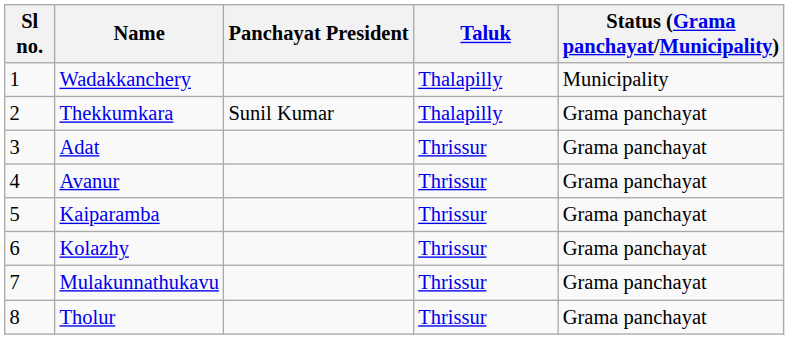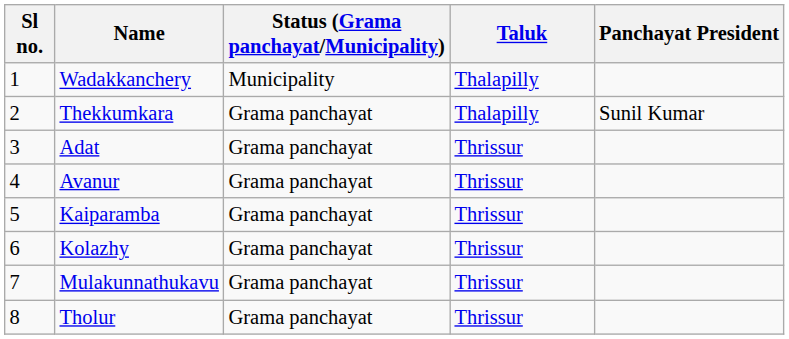columns swapped: (671, 33) <-> (319, 33)
